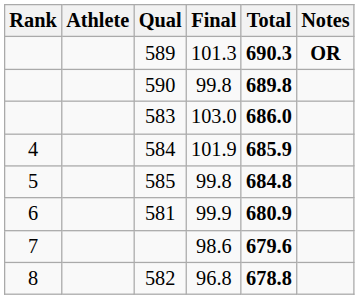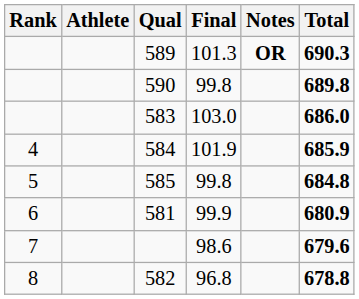columns swapped: (269, 20) <-> (325, 20)
